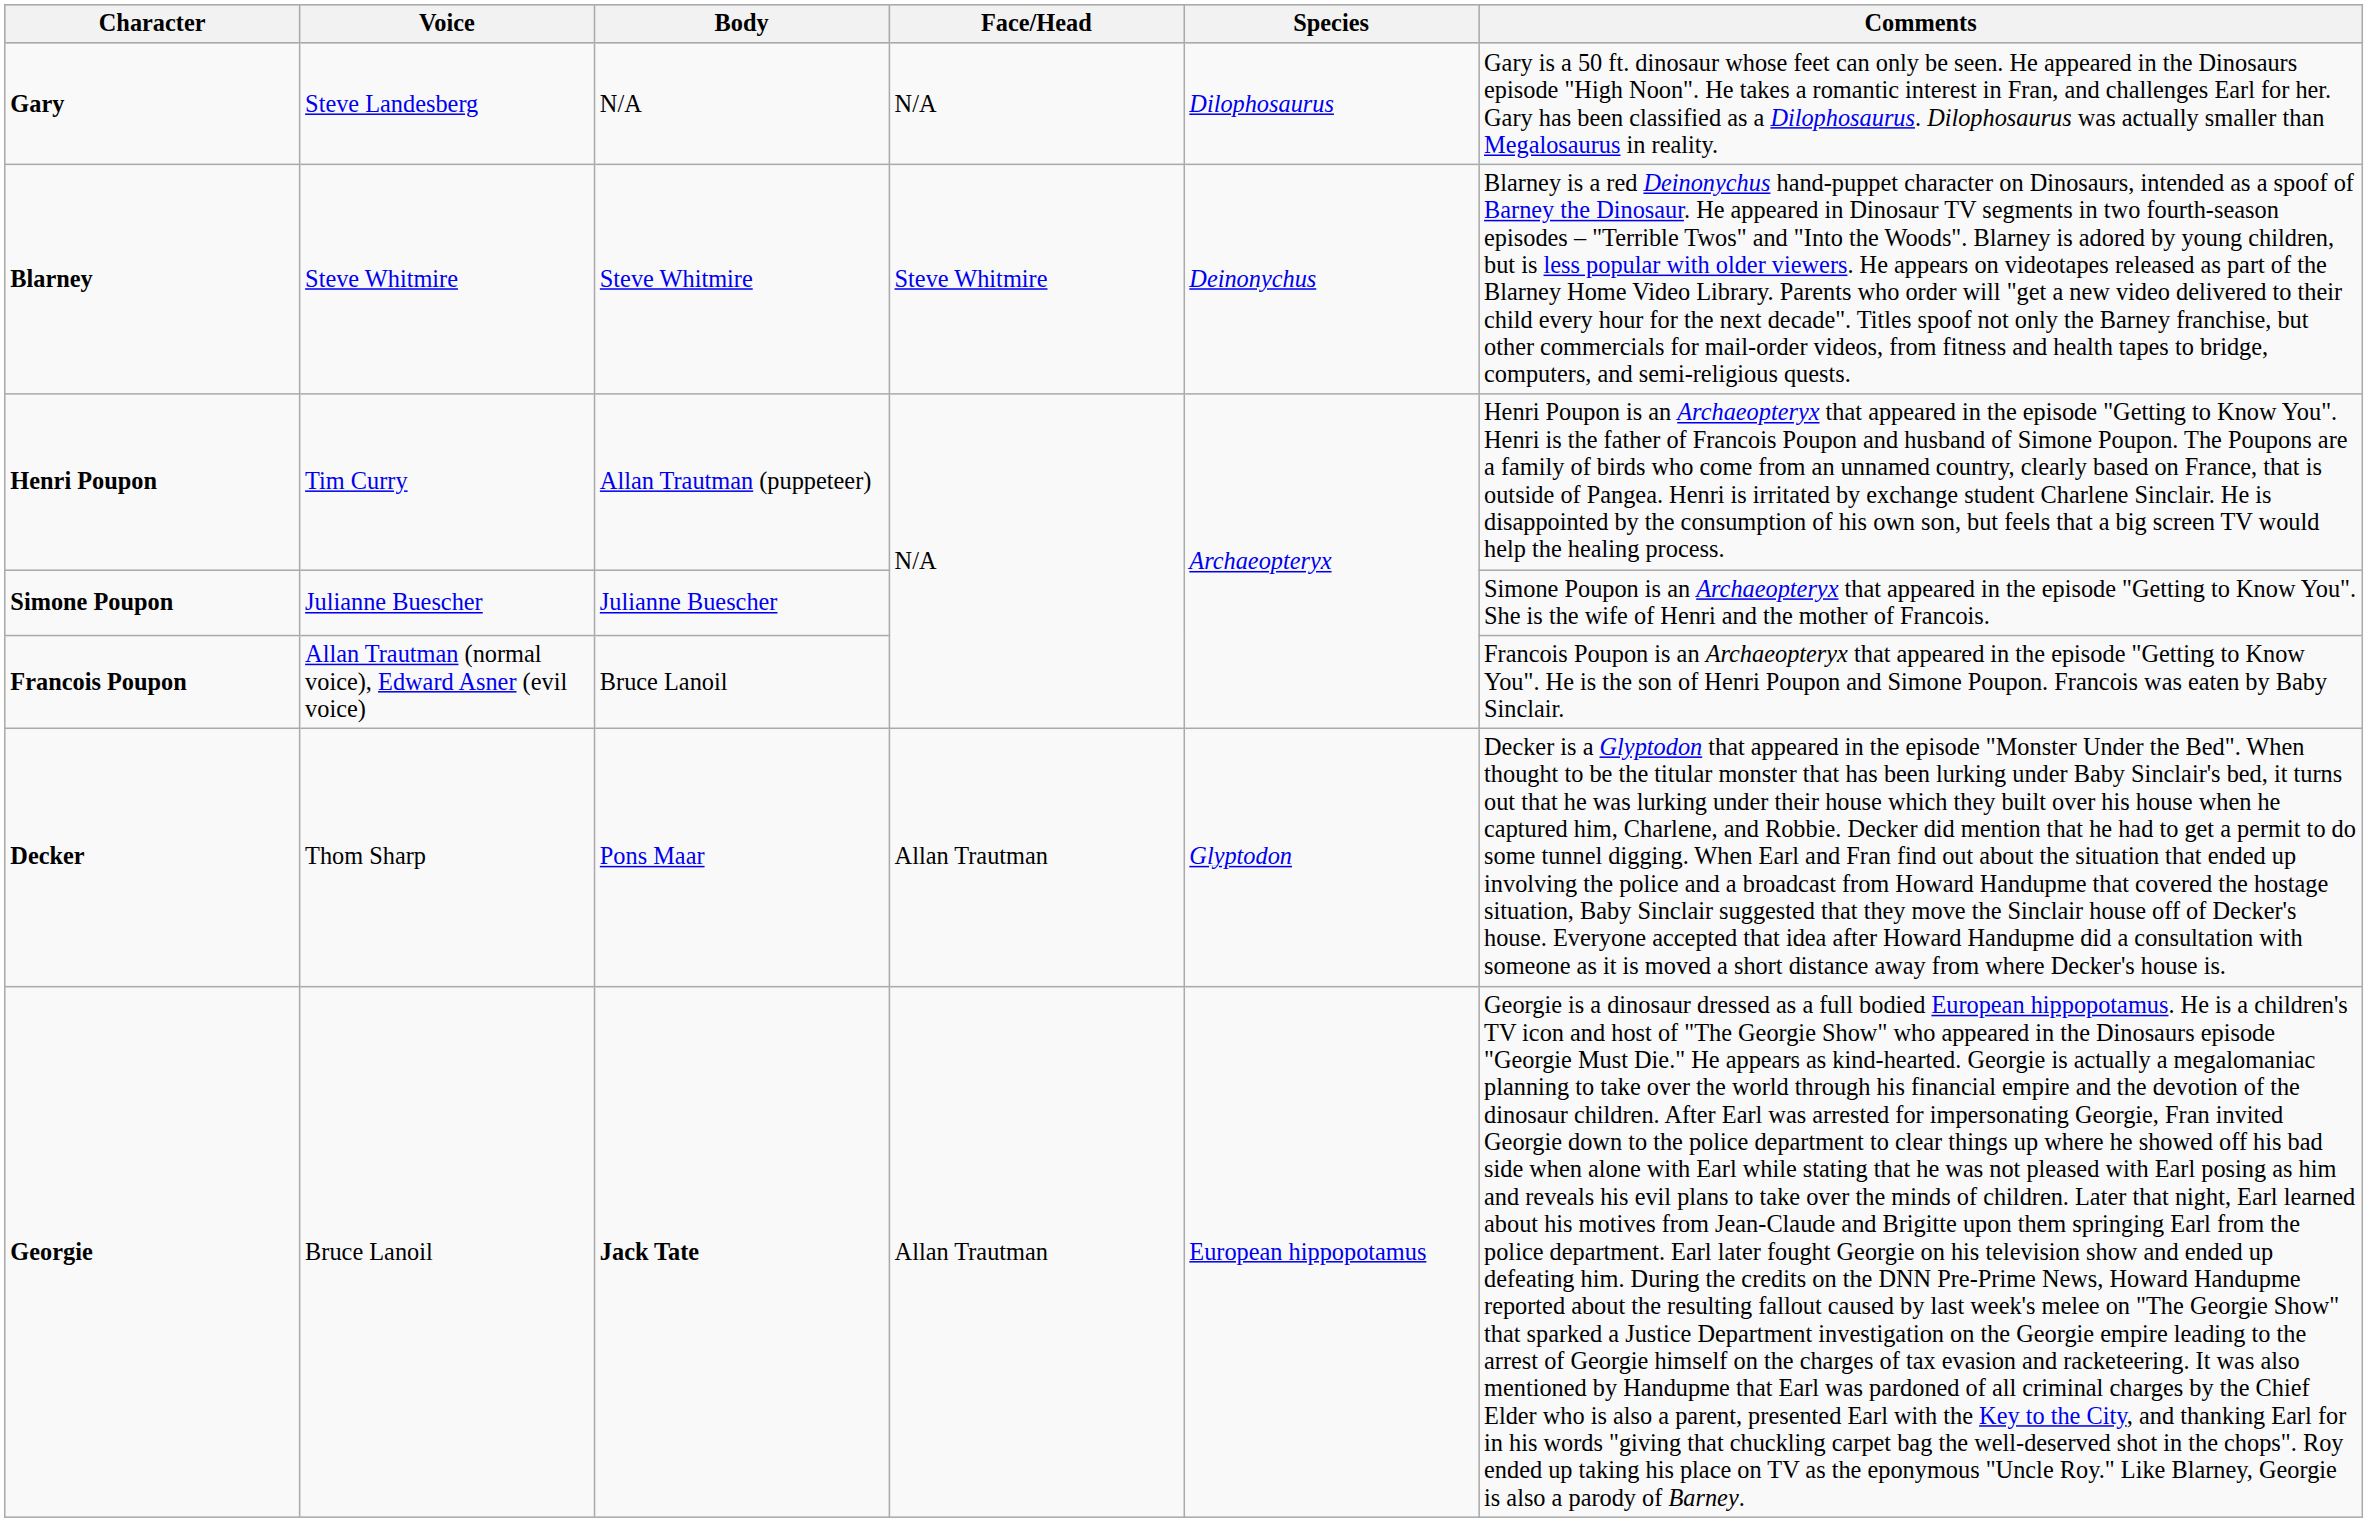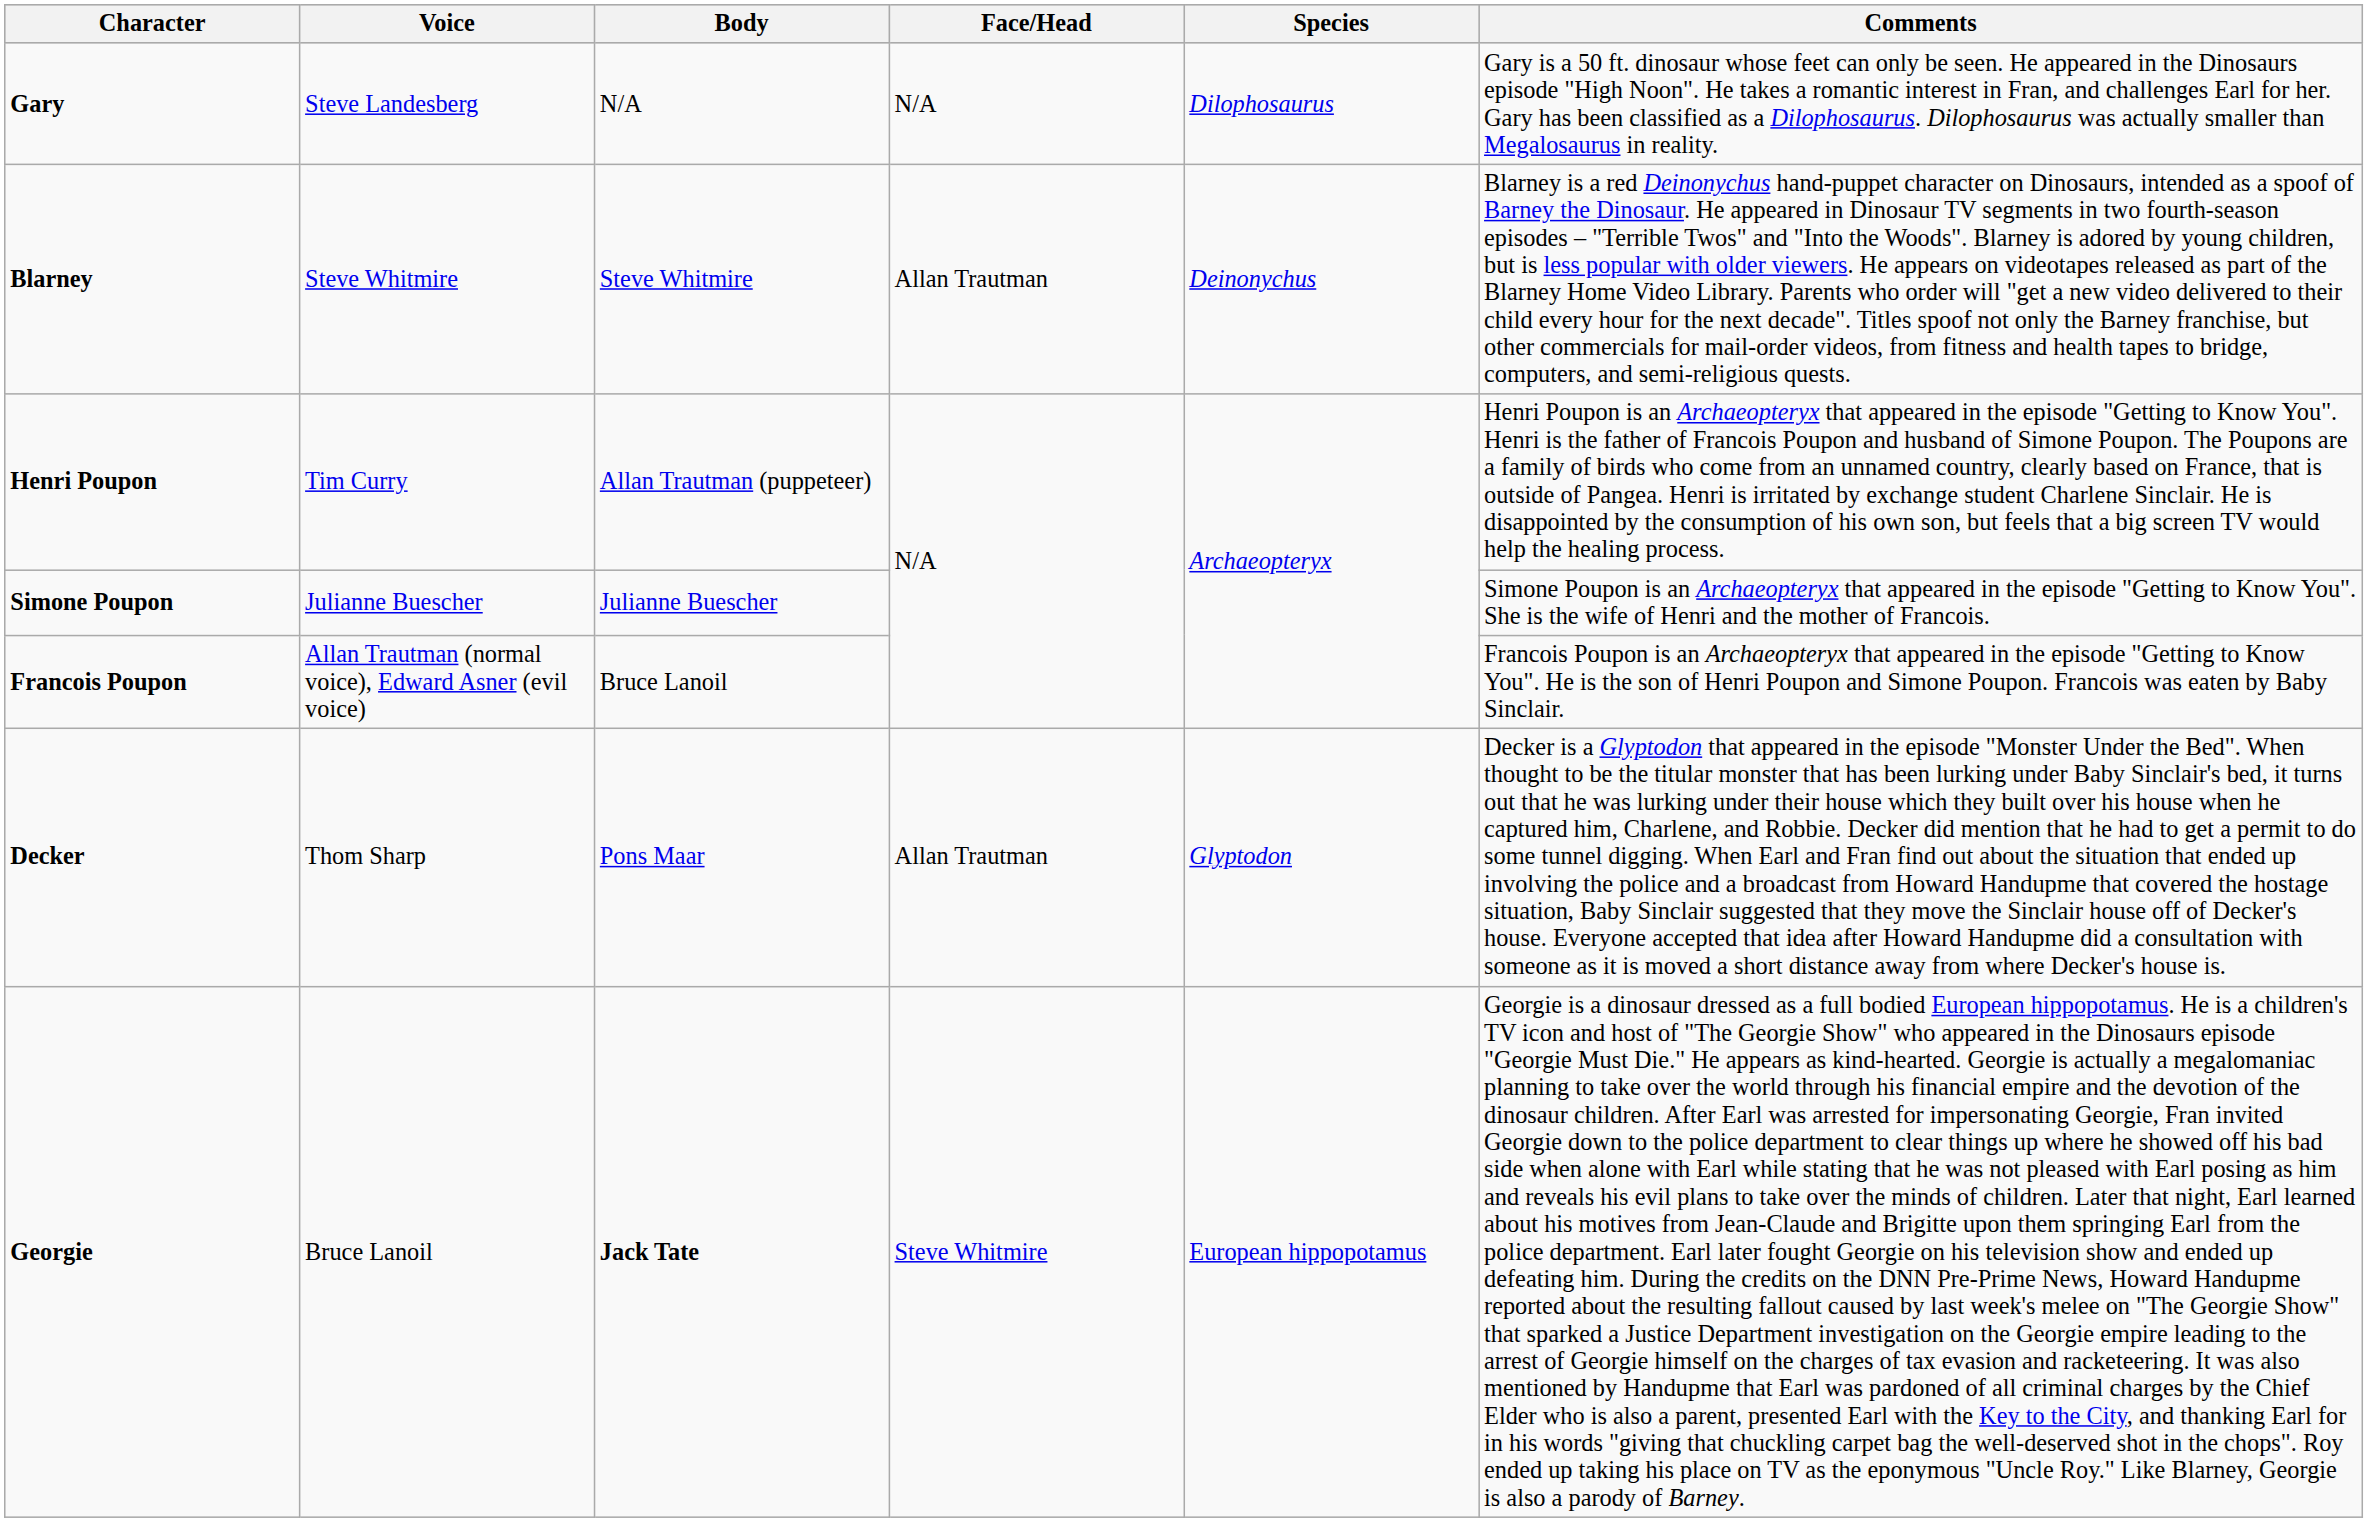(971, 278) Steve Whitmire -> (971, 278) Allan Trautman
(971, 1251) Allan Trautman -> (971, 1251) Steve Whitmire
